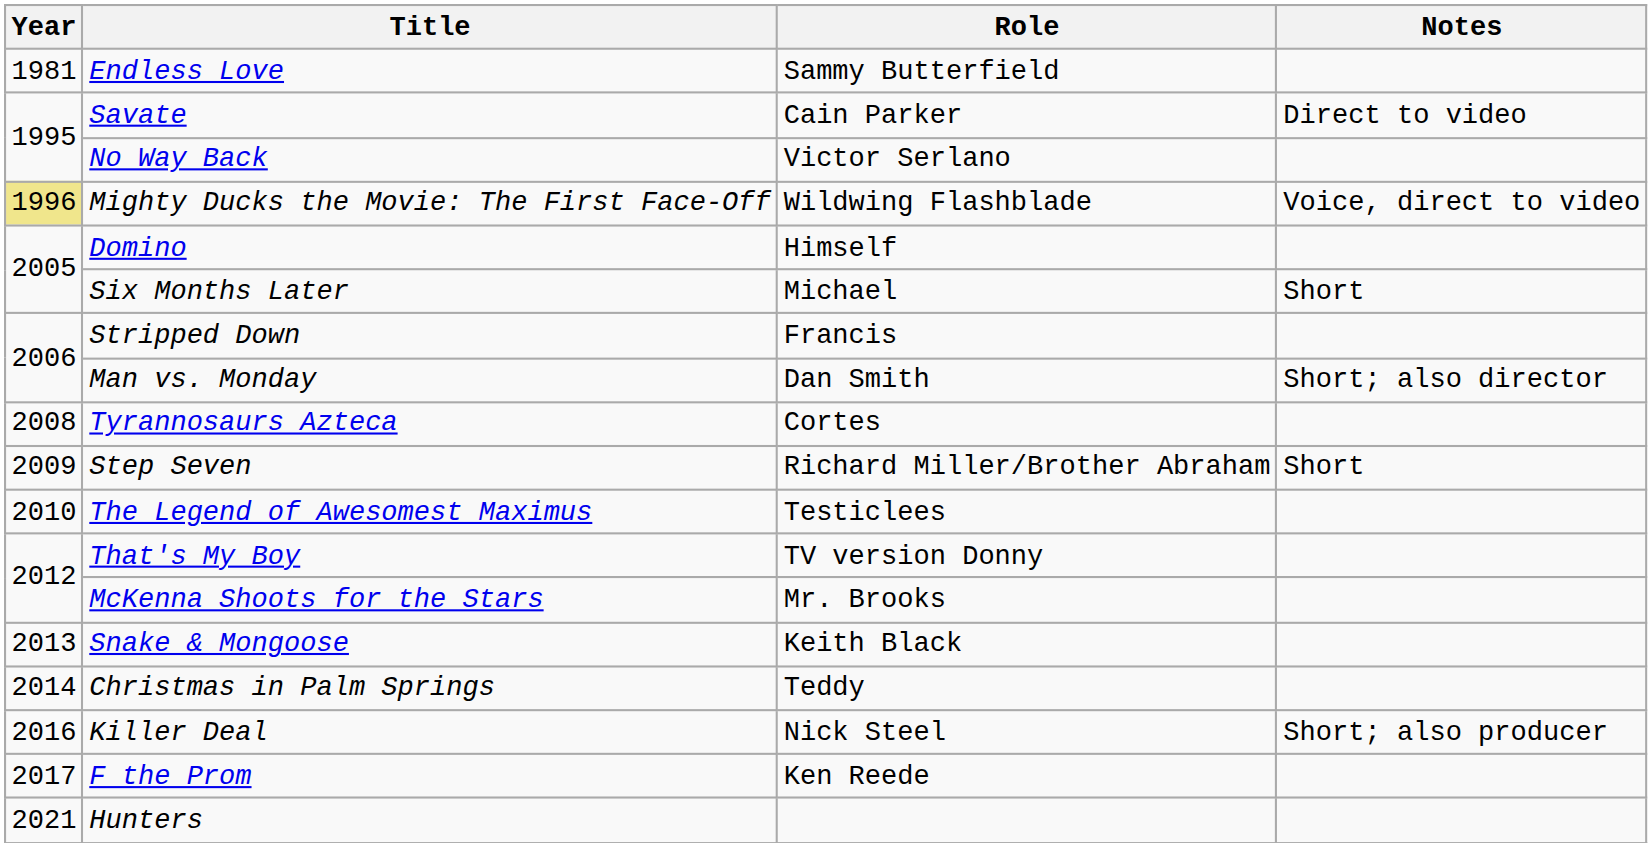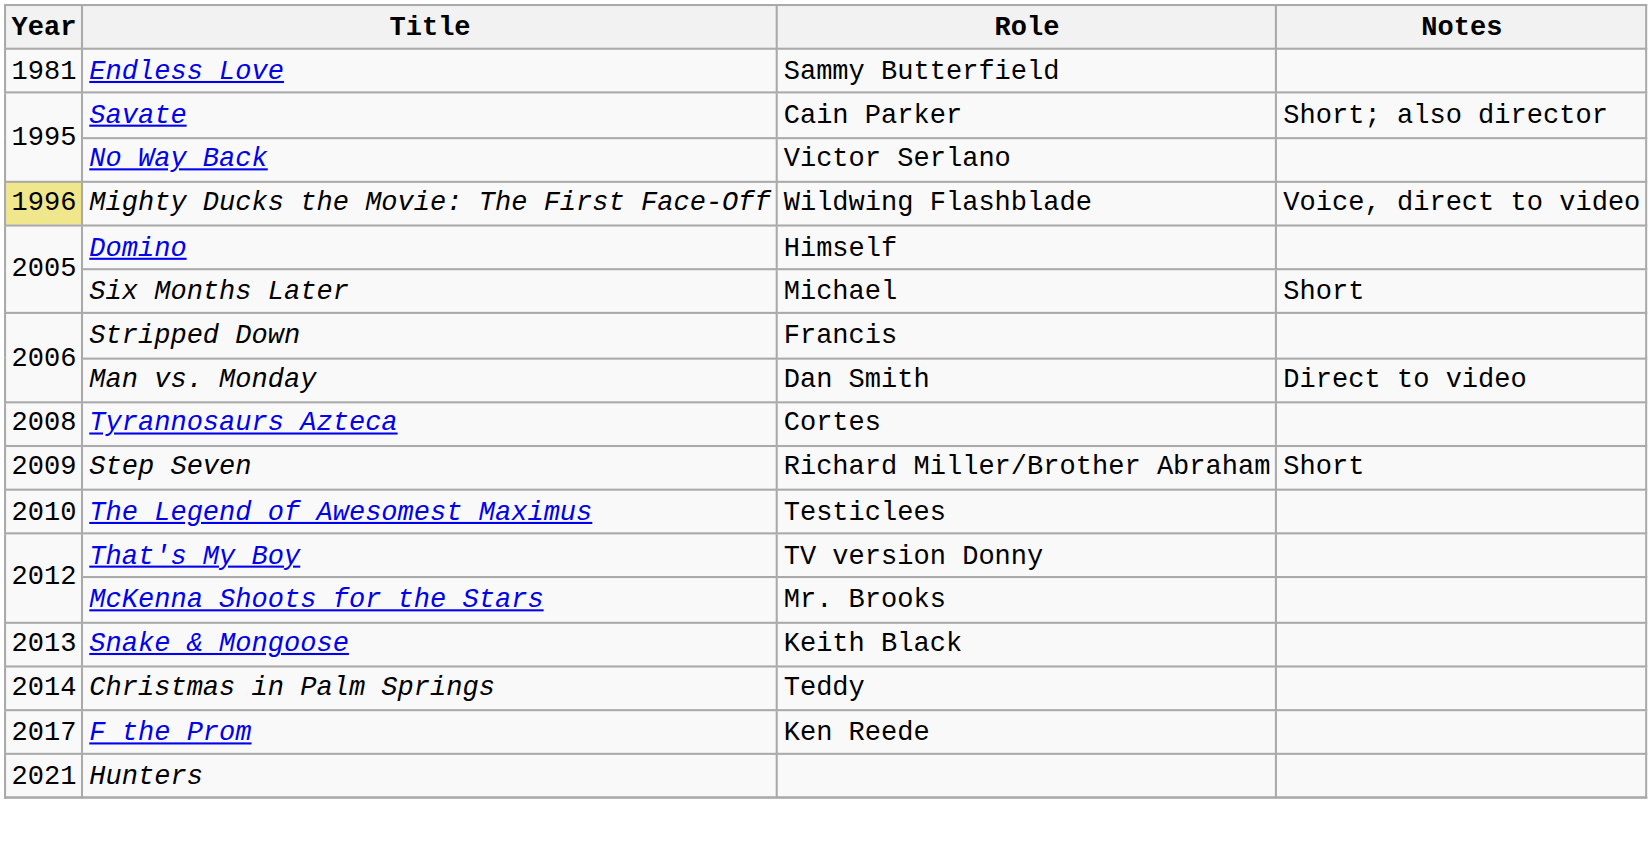(1405, 115) Direct to video -> (1446, 115) Short; also director
(1446, 380) Short; also director -> (1405, 380) Direct to video
- row: (179, 732)
